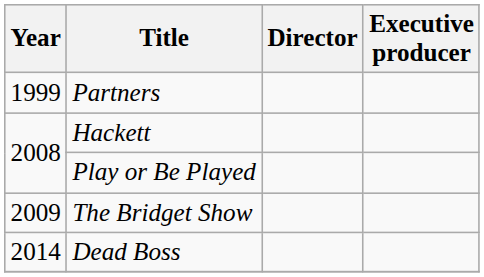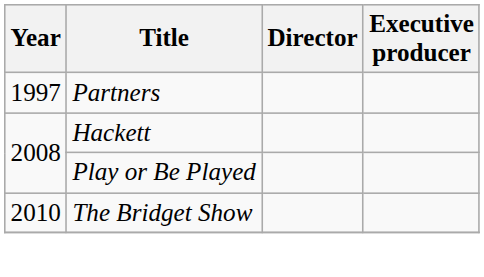(36, 92) 1999 -> (36, 92) 1997
(36, 212) 2009 -> (36, 212) 2010
- row: (126, 251)
